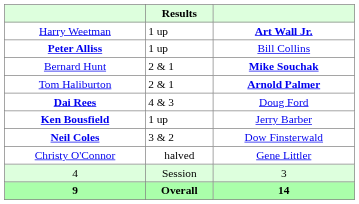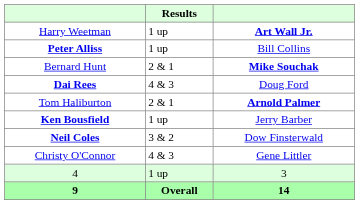rows swapped: (75, 84) <-> (75, 102)
(179, 155) halved -> (161, 155) 4 & 3
(179, 173) Session -> (158, 173) 1 up
